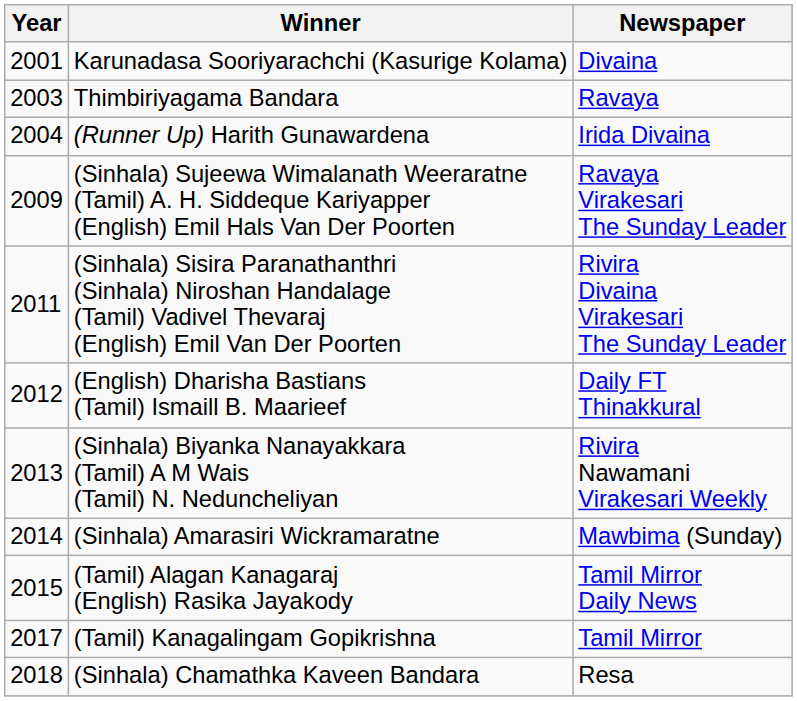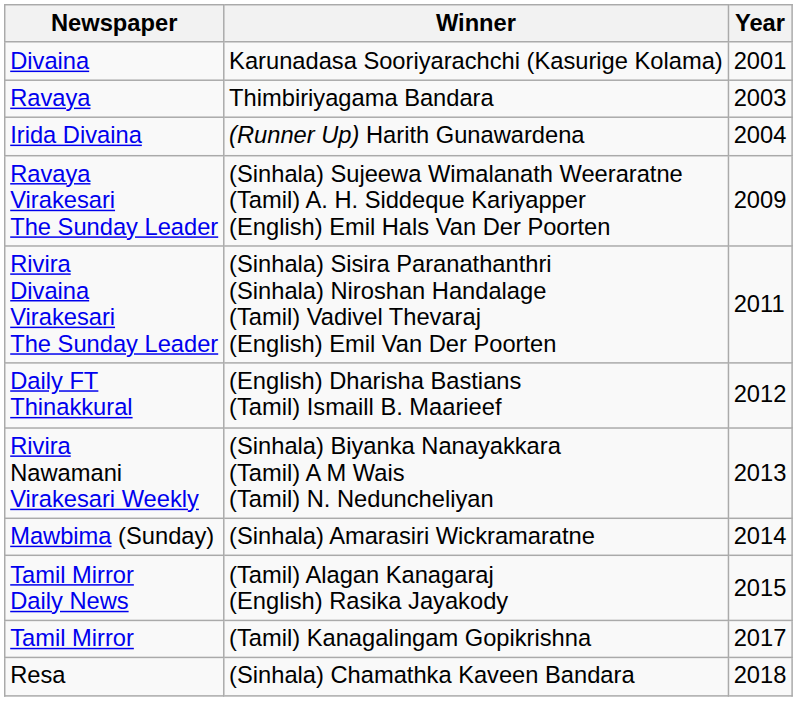columns swapped: (37, 23) <-> (682, 23)
